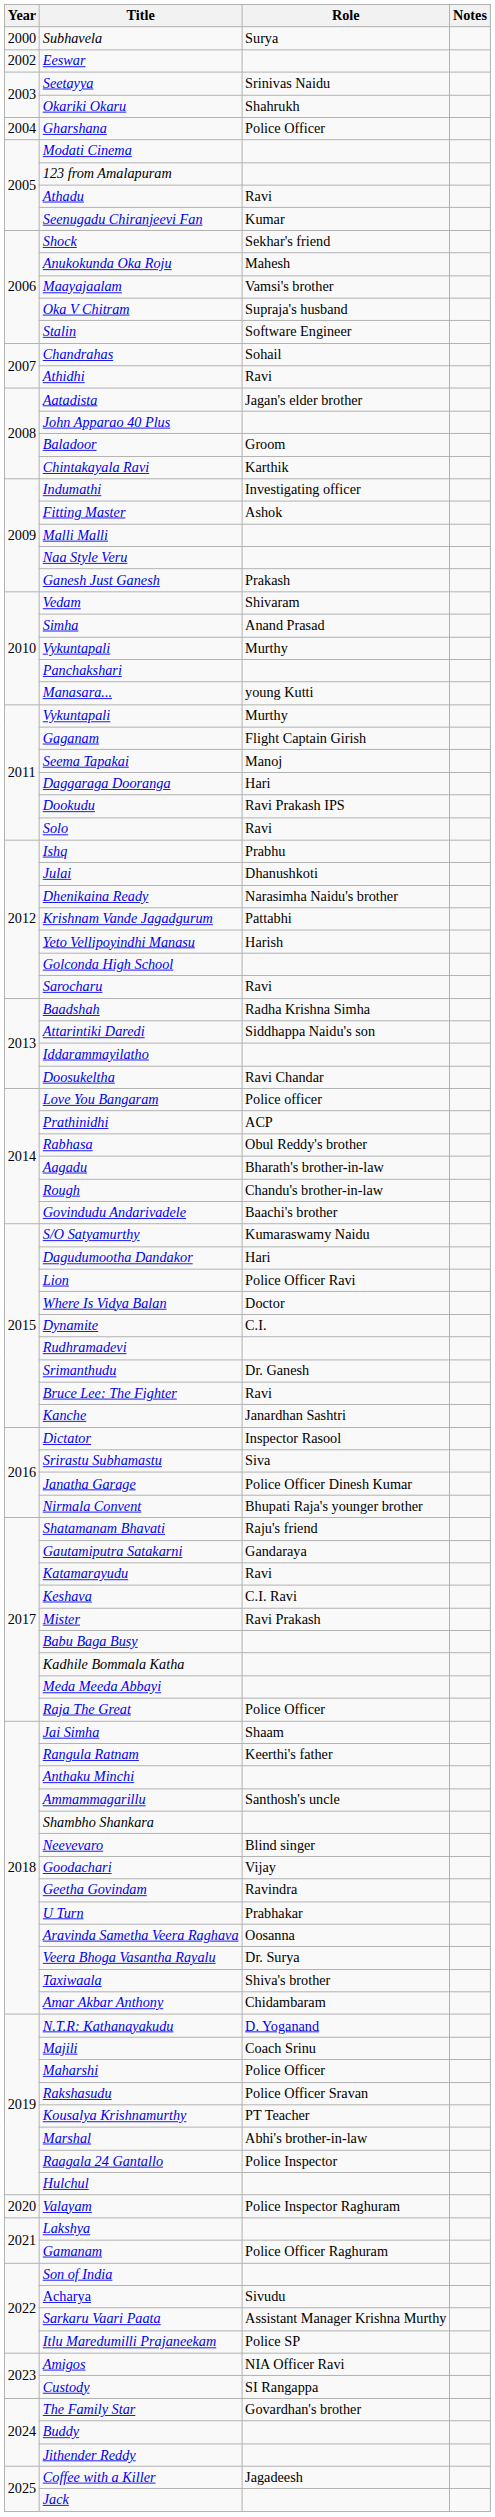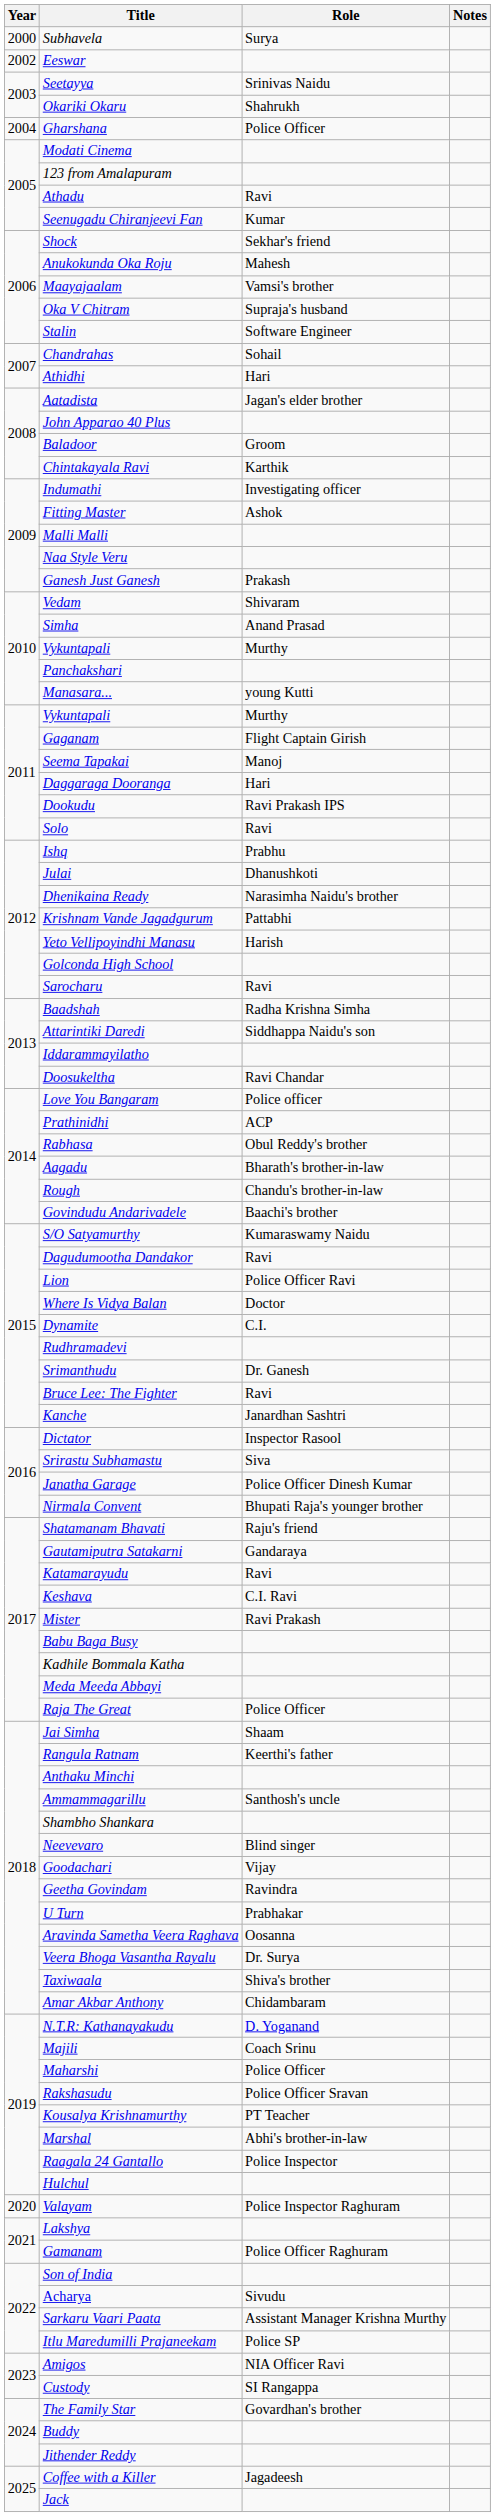(259, 377) Ravi -> (258, 377) Hari
(258, 1257) Hari -> (259, 1257) Ravi
